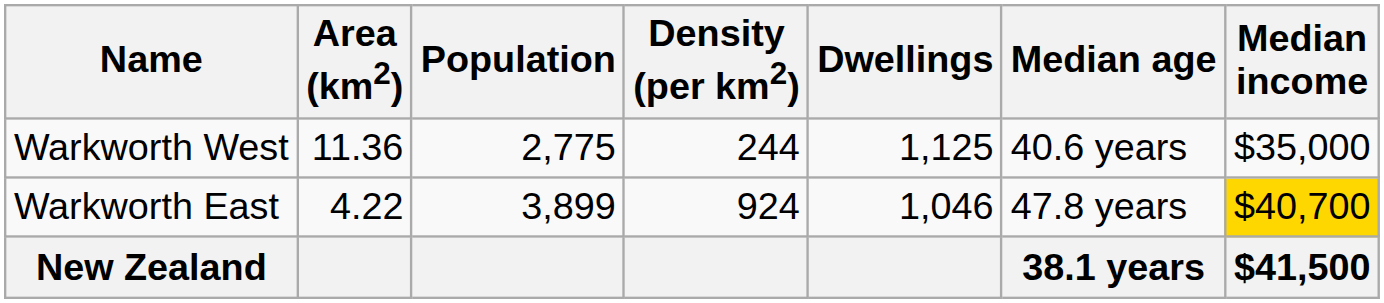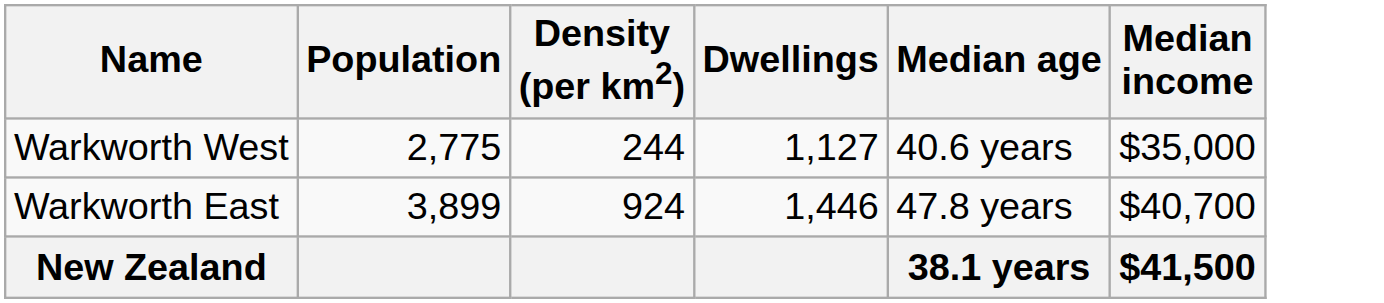- column: (355, 60)
(946, 147) 1,125 -> (832, 147) 1,127
(946, 206) 1,046 -> (832, 206) 1,446
(1302, 206) gold background -> (1188, 206) no background
